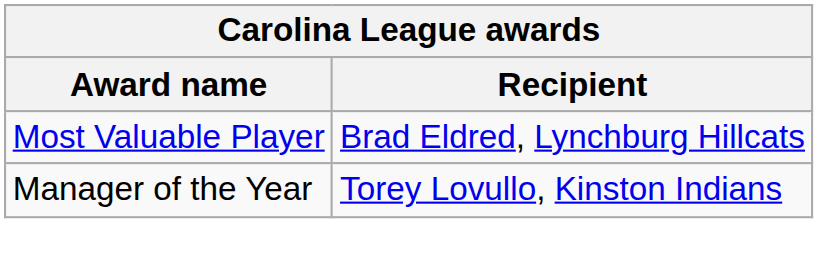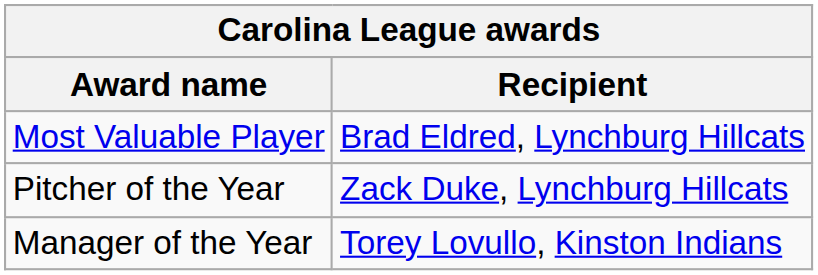+ row: (149, 189)
